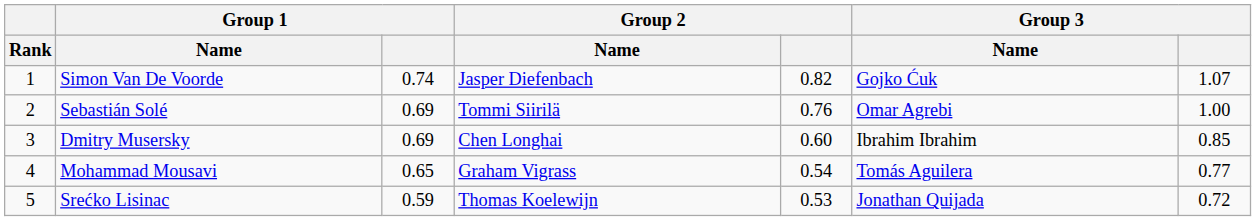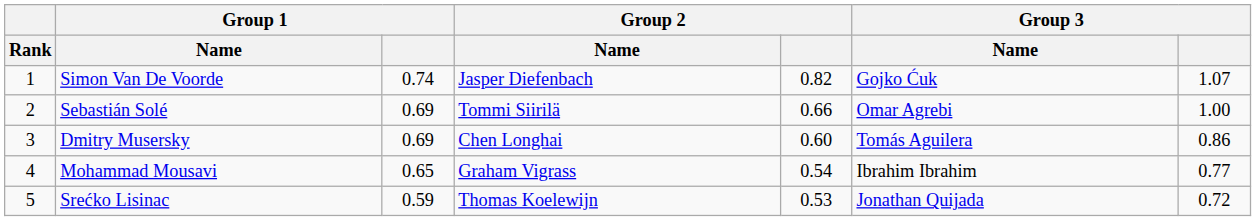(816, 110) 0.76 -> (816, 110) 0.66
(917, 140) Ibrahim Ibrahim -> (914, 140) Tomás Aguilera
(1214, 140) 0.85 -> (1214, 140) 0.86
(914, 170) Tomás Aguilera -> (917, 170) Ibrahim Ibrahim
